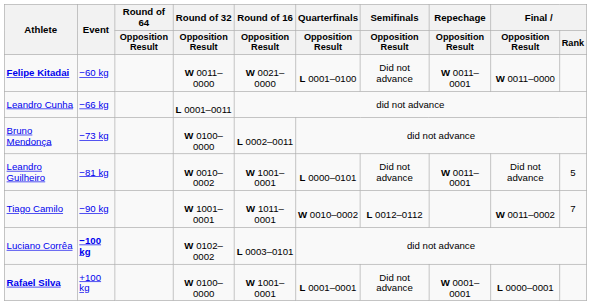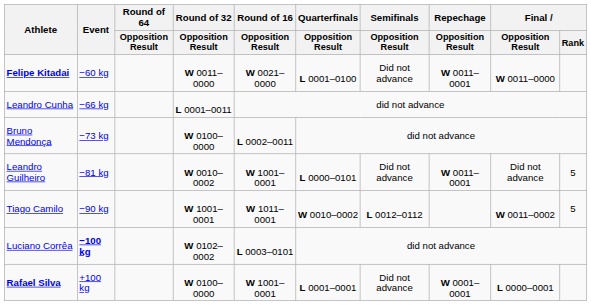(573, 209) 7 -> (573, 209) 5
